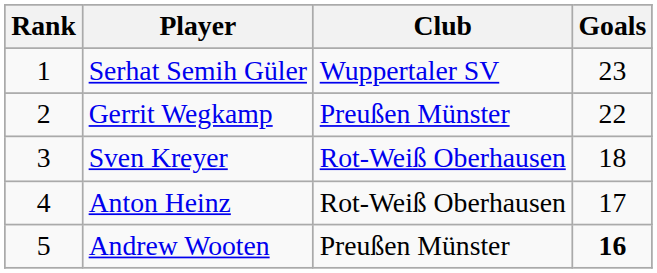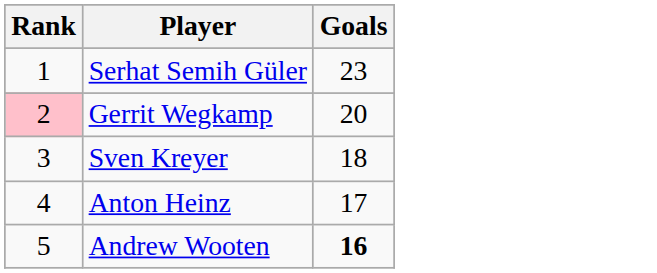- column: (443, 26)
(44, 114) no background -> (44, 114) pink background
(612, 114) 22 -> (354, 114) 20
